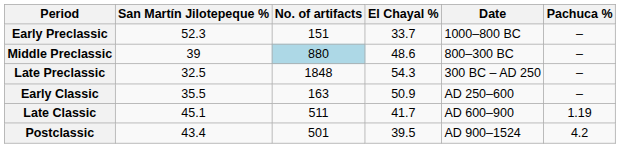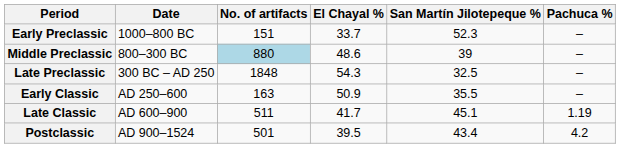columns swapped: (493, 14) <-> (193, 14)
